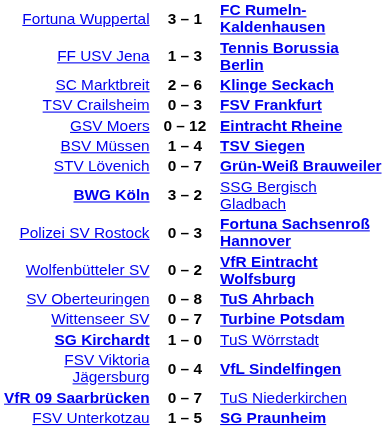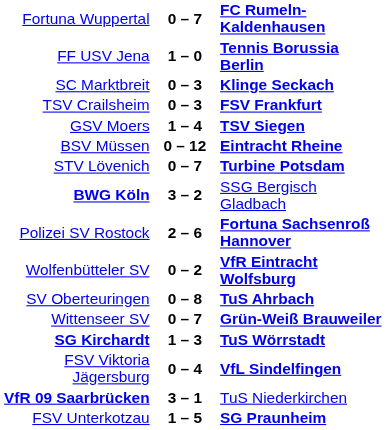(185, 18) 3 – 1 -> (185, 18) 0 – 7
(185, 56) 1 – 3 -> (185, 56) 1 – 0
(185, 85) 2 – 6 -> (185, 85) 0 – 3
(185, 125) 0 – 12 -> (185, 125) 1 – 4
(281, 125) Eintracht Rheine -> (262, 125) TSV Siegen
(185, 146) 1 – 4 -> (185, 146) 0 – 12
(262, 146) TSV Siegen -> (281, 146) Eintracht Rheine
(301, 166) Grün-Weiß Brauweiler -> (282, 166) Turbine Potsdam
(185, 232) 0 – 3 -> (185, 232) 2 – 6
(282, 319) Turbine Potsdam -> (301, 319) Grün-Weiß Brauweiler
(185, 339) 1 – 0 -> (185, 339) 1 – 3
(269, 339) normal -> (273, 339) bold
(185, 397) 0 – 7 -> (185, 397) 3 – 1
